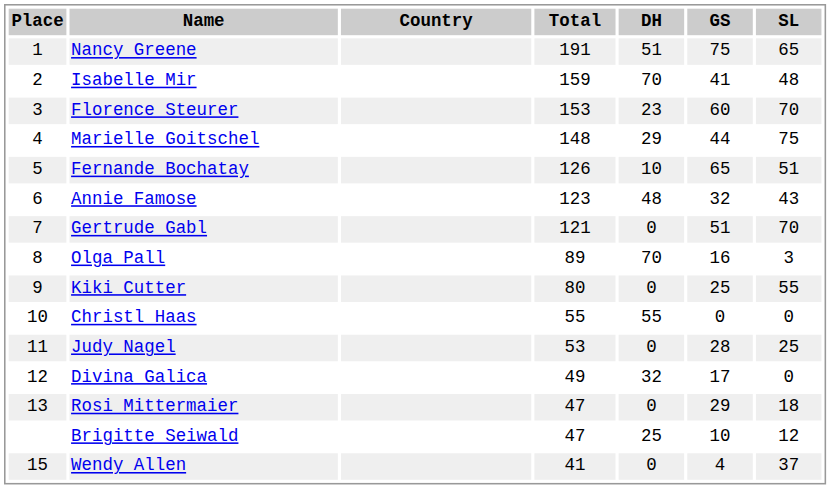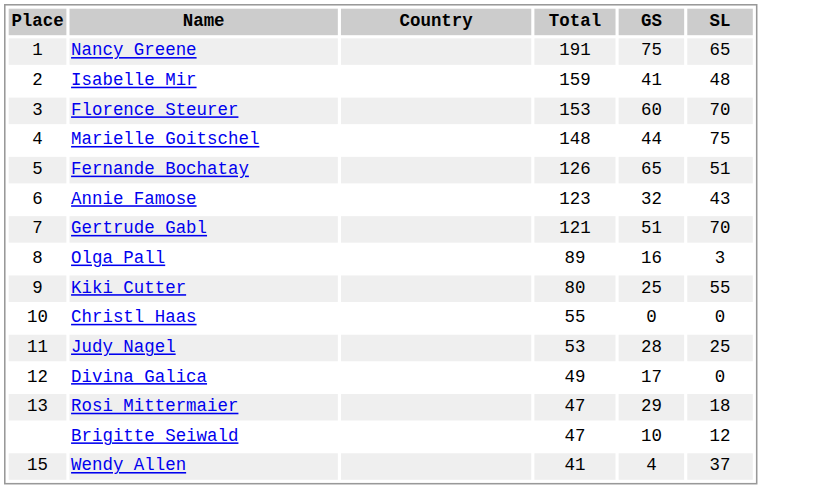- column: (651, 21)
